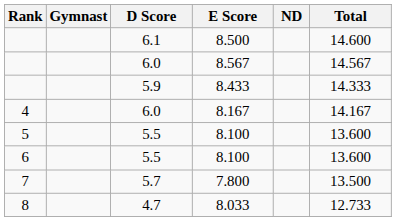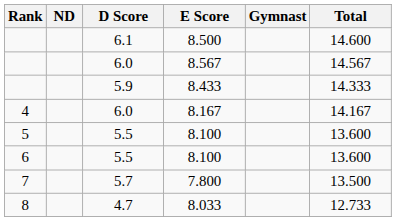columns swapped: (78, 16) <-> (292, 16)
